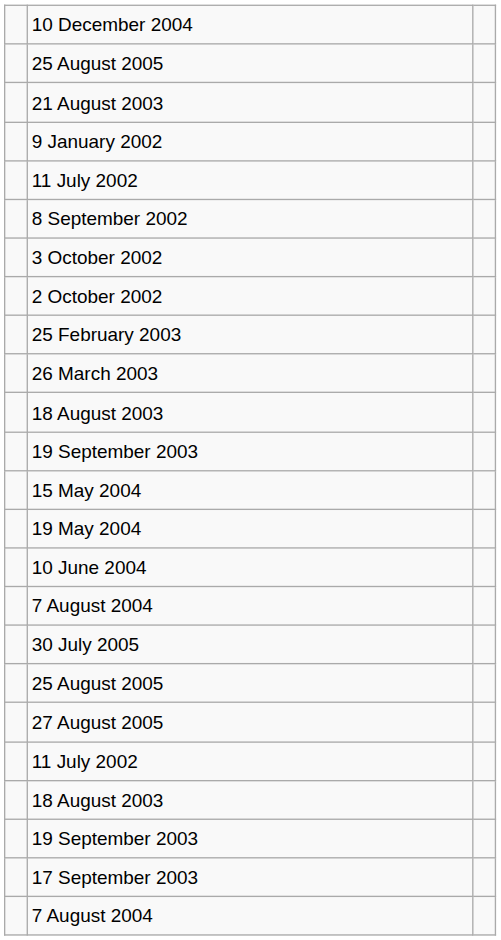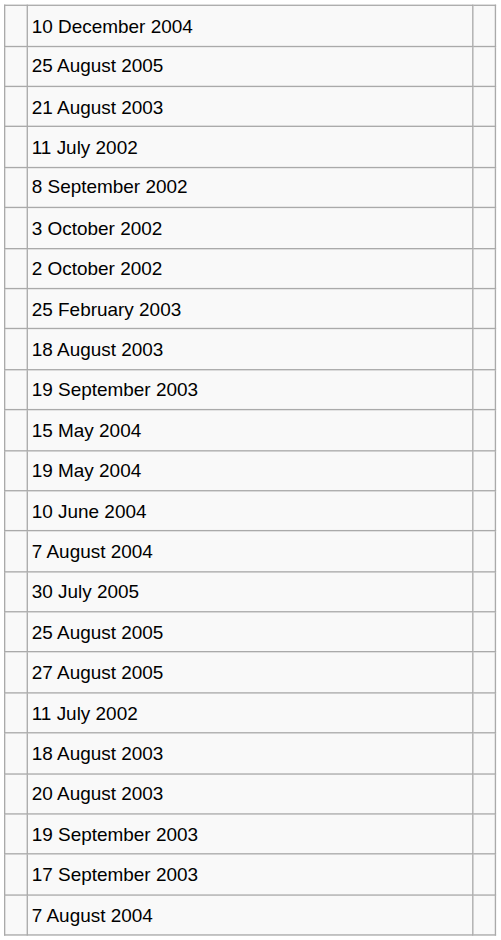- row: (16, 141)
- row: (16, 374)
+ row: (16, 794)
